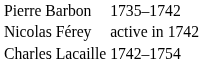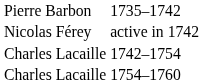+ row: (145, 75)
